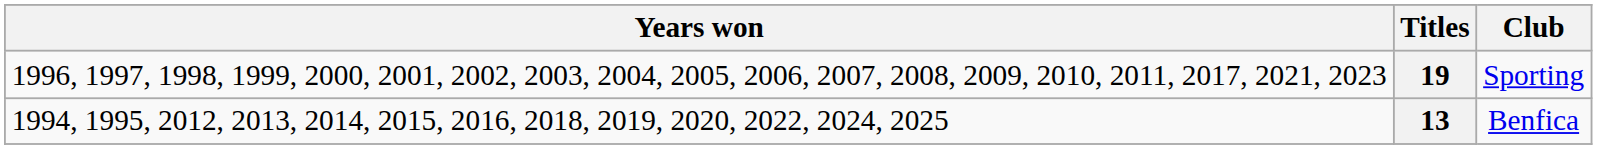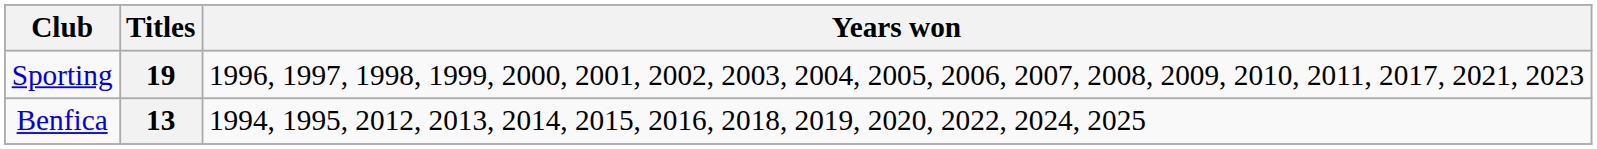columns swapped: (1534, 27) <-> (699, 27)
